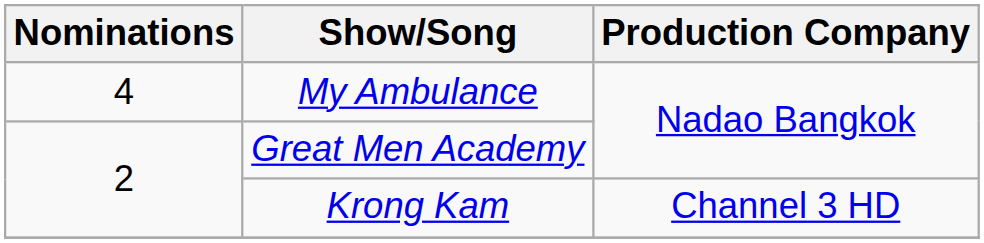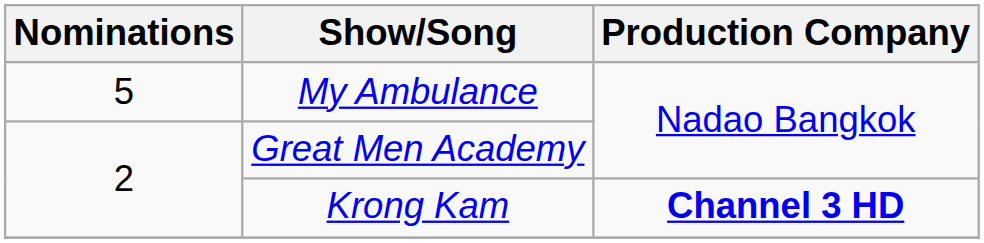(124, 91) 4 -> (124, 91) 5
(786, 206) normal -> (786, 206) bold
